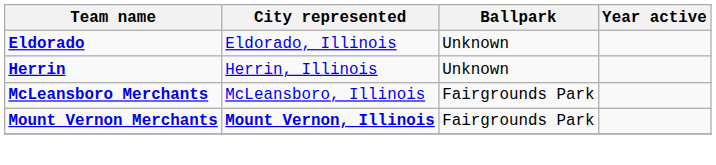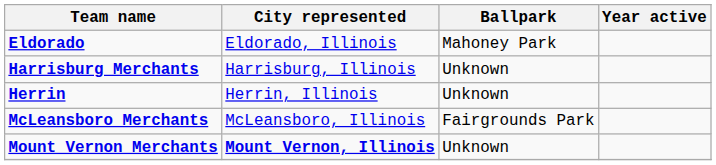(476, 43) Unknown -> (499, 43) Mahoney Park
+ row: (104, 69)
(518, 121) Fairgrounds Park -> (476, 147) Unknown
